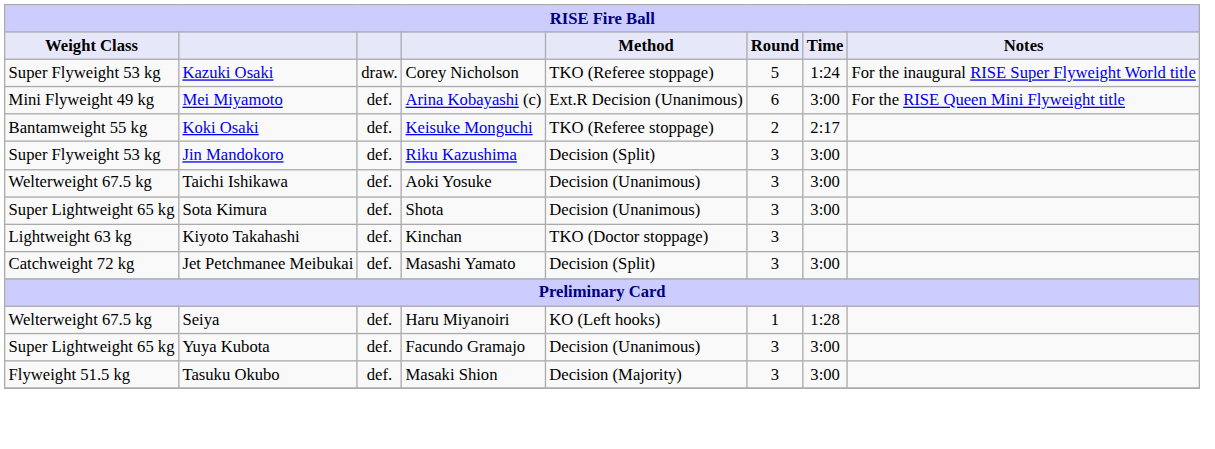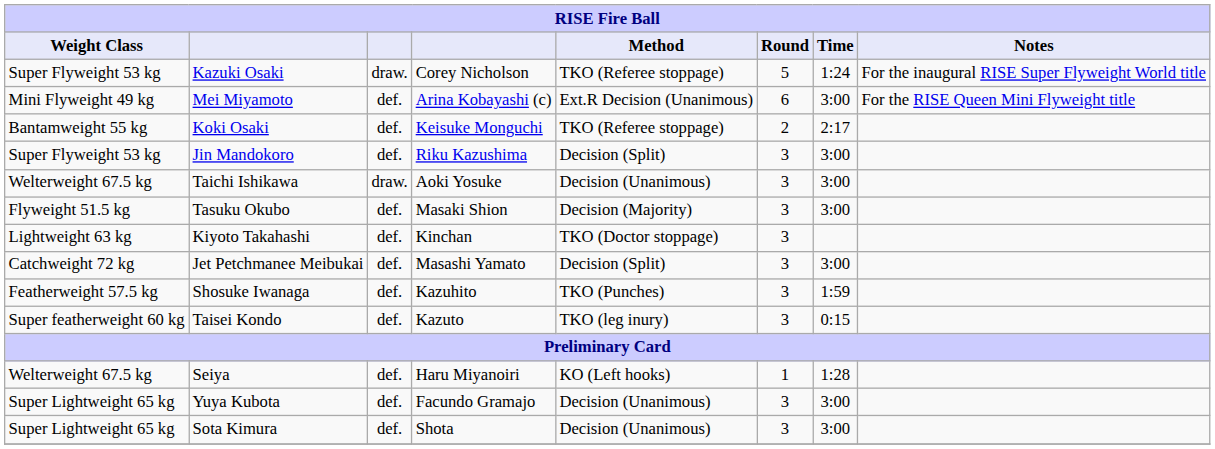(379, 182) def. -> (390, 182) draw.
rows swapped: (225, 209) <-> (231, 374)
+ row: (251, 292)
+ row: (237, 319)
